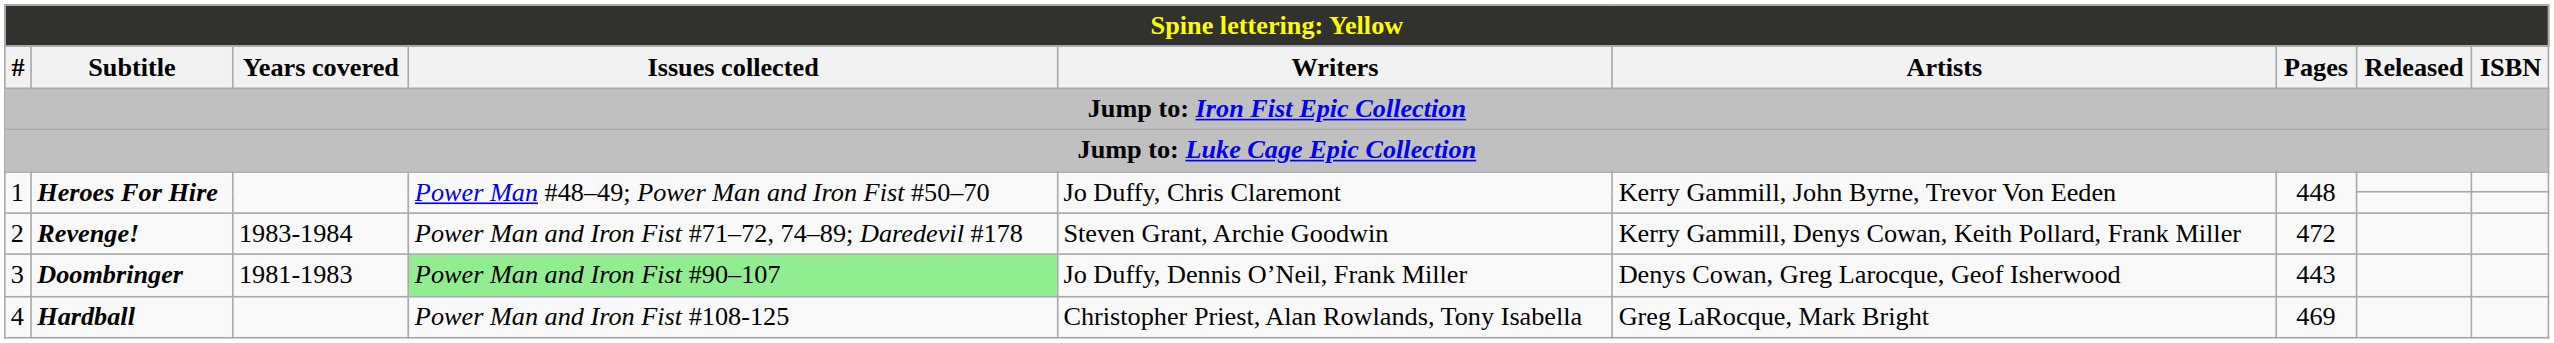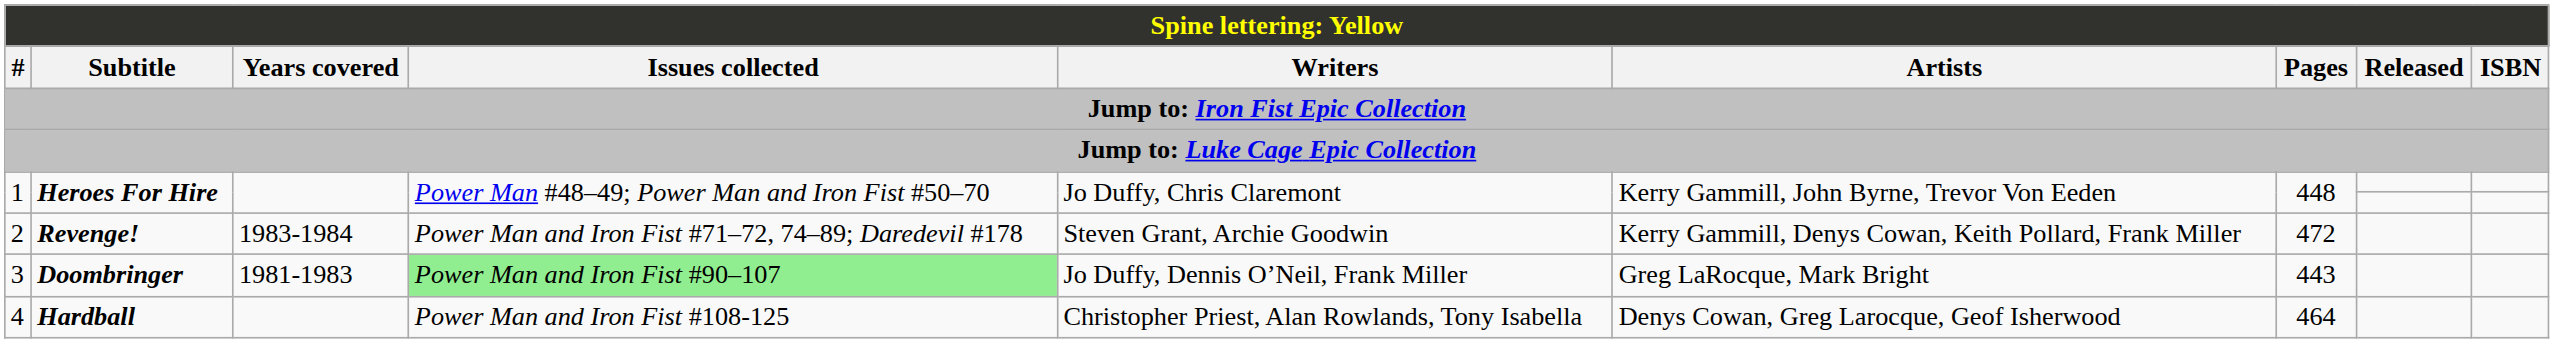(1870, 274) Denys Cowan, Greg Larocque, Geof Isherwood -> (1774, 274) Greg LaRocque, Mark Bright
(1774, 316) Greg LaRocque, Mark Bright -> (1870, 316) Denys Cowan, Greg Larocque, Geof Isherwood
(2316, 316) 469 -> (2316, 316) 464
